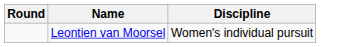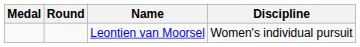+ column: (24, 14)
